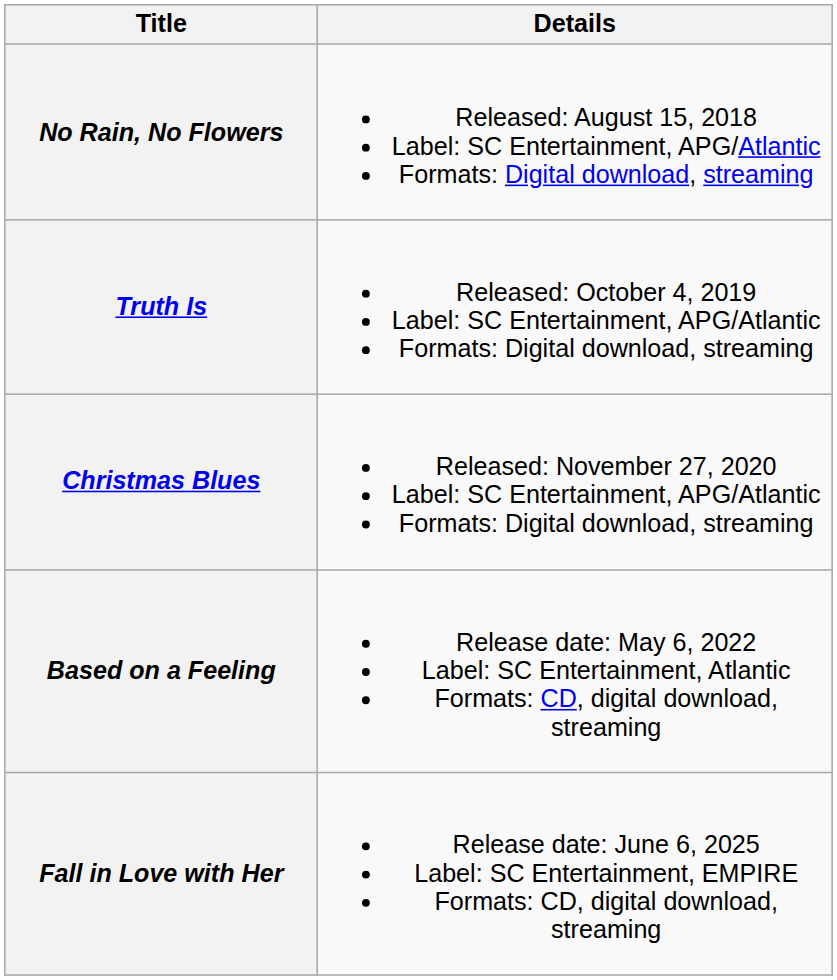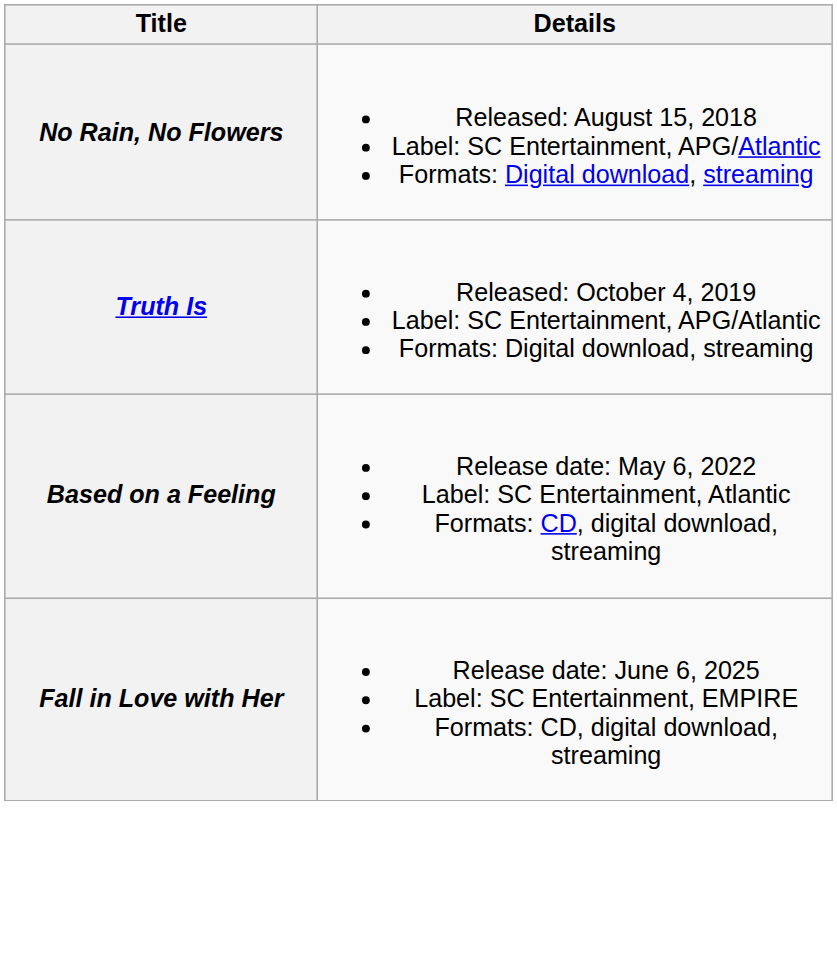- row: (161, 481)
